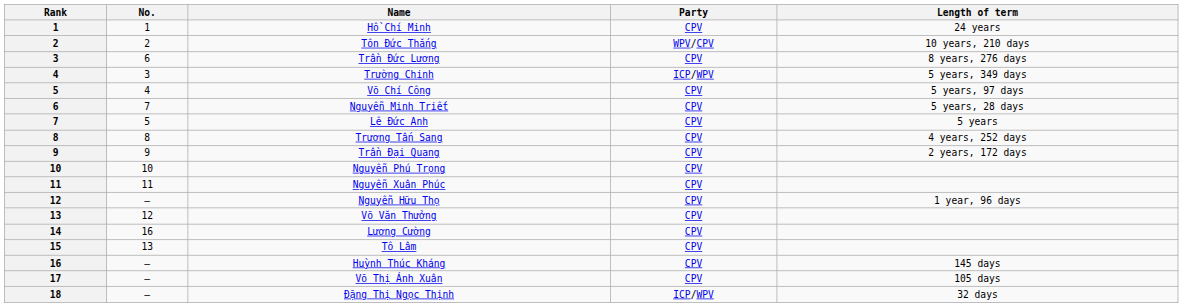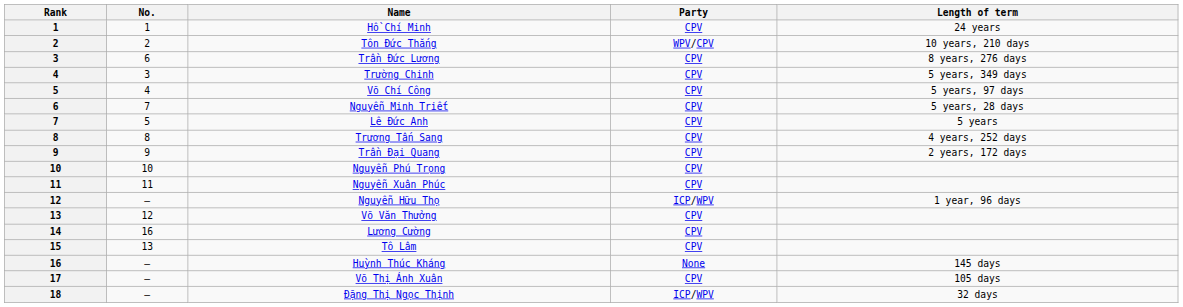(694, 75) ICP/WPV -> (694, 75) CPV
(694, 200) CPV -> (694, 200) ICP/WPV
(694, 263) CPV -> (694, 263) None
